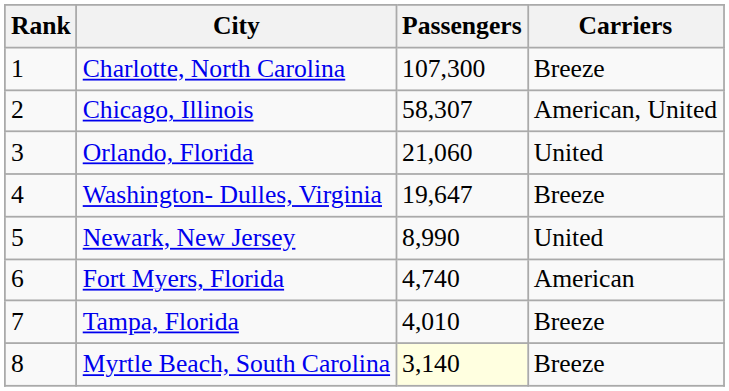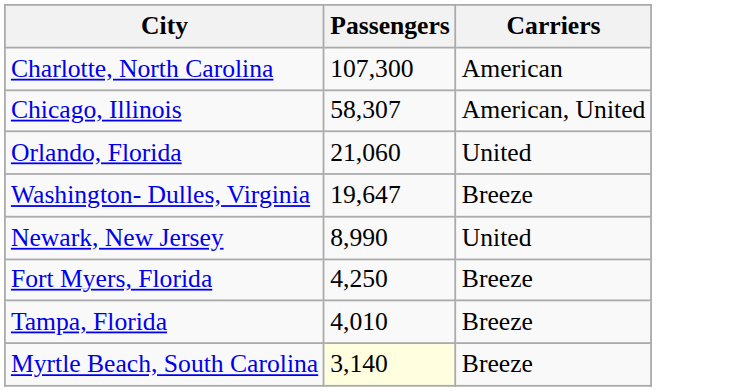- column: (41, 26)
(569, 68) Breeze -> (512, 68) American
(431, 279) 4,740 -> (359, 279) 4,250
(584, 279) American -> (497, 279) Breeze
